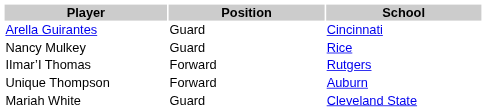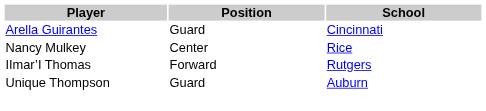(187, 47) Guard -> (189, 47) Center
(193, 83) Forward -> (187, 83) Guard
- row: (43, 100)
